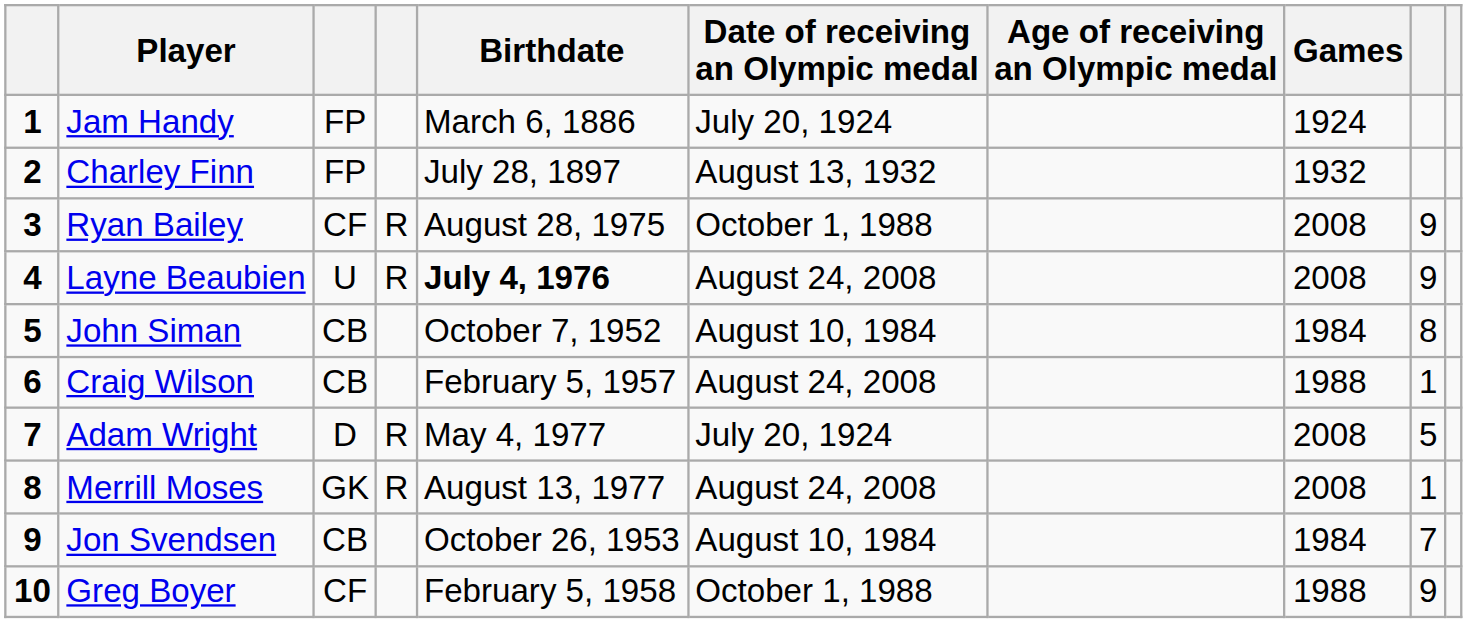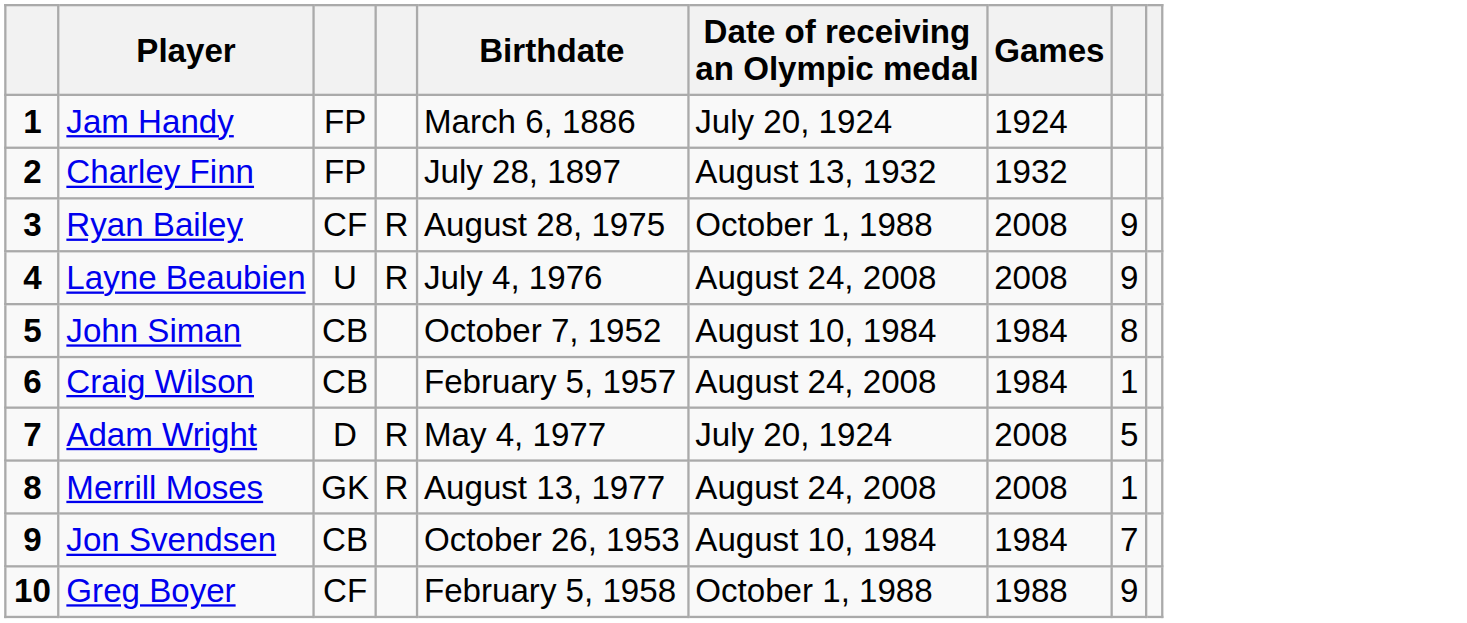- column: (1136, 50)
(517, 278) bold -> (513, 278) normal
(1330, 382) 1988 -> (1031, 382) 1984
